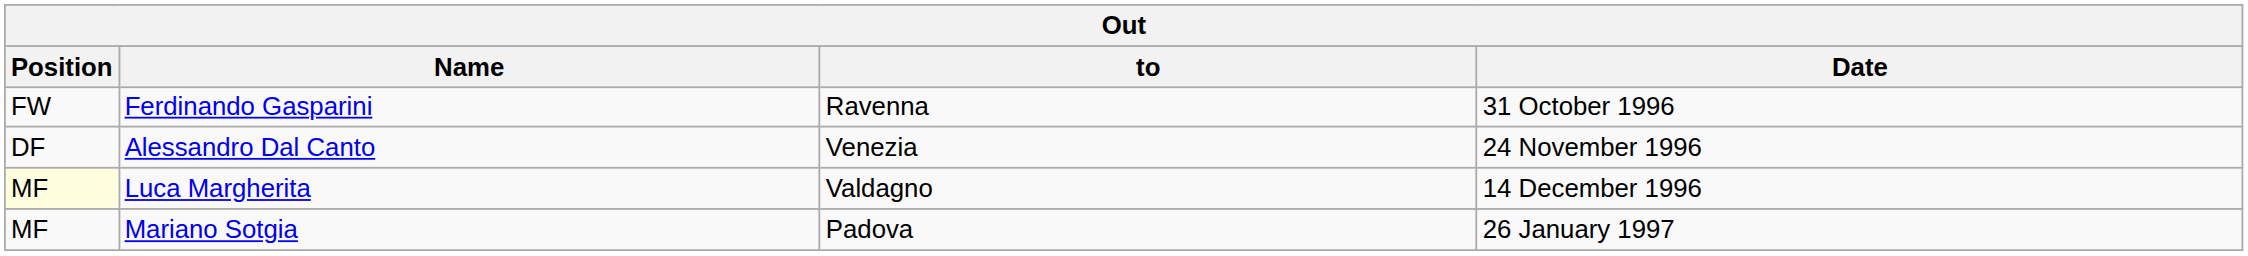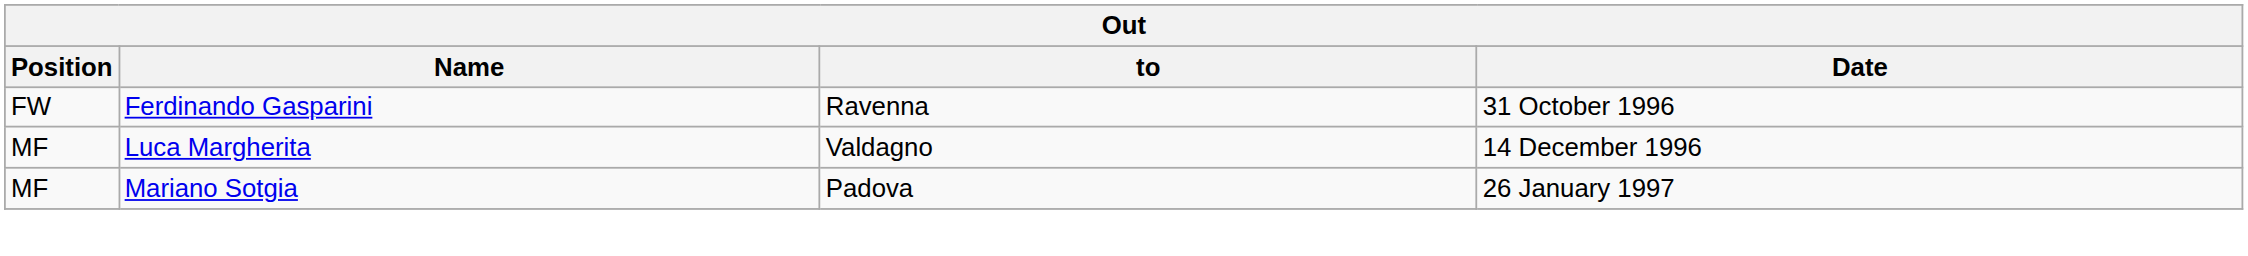- row: (250, 148)
(30, 189) lightyellow background -> (30, 148) no background
